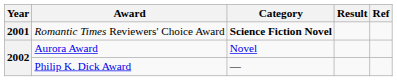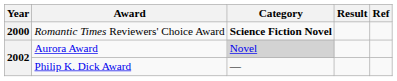(18, 31) 2001 -> (18, 31) 2000
(243, 48) no background -> (243, 48) lightgrey background
